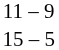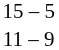rows swapped: (29, 39) <-> (29, 10)
